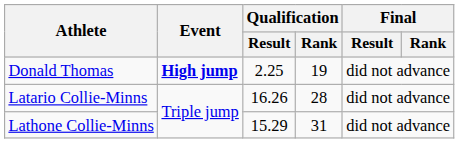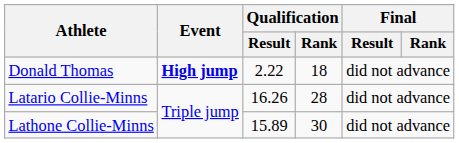(269, 71) 2.25 -> (269, 71) 2.22
(319, 71) 19 -> (319, 71) 18
(269, 125) 15.29 -> (269, 125) 15.89
(319, 125) 31 -> (319, 125) 30
